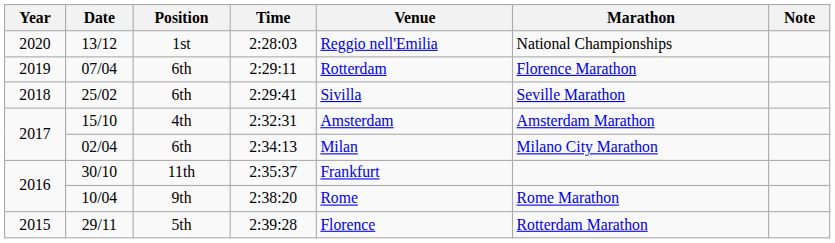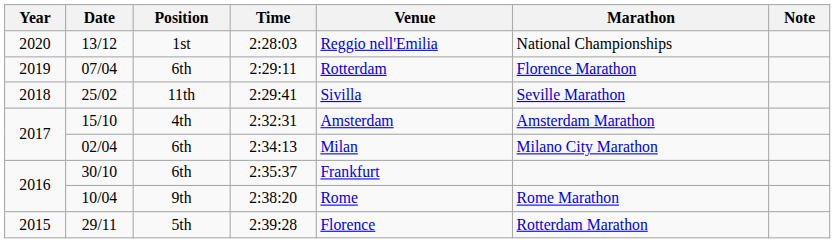(181, 95) 6th -> (181, 95) 11th
(181, 173) 11th -> (181, 173) 6th
